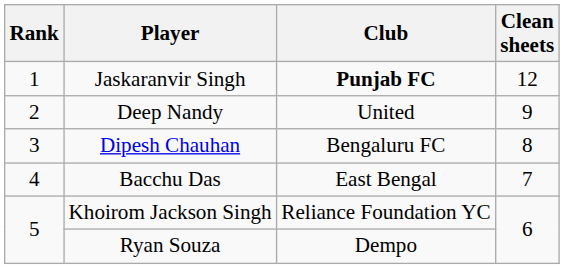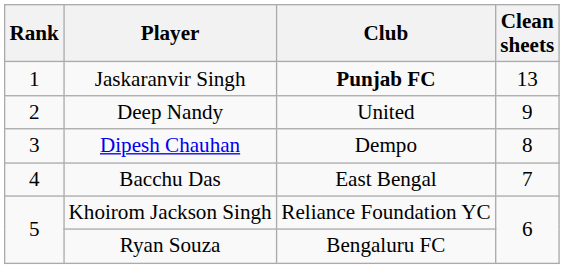(527, 78) 12 -> (527, 78) 13
(386, 145) Bengaluru FC -> (386, 145) Dempo
(386, 245) Dempo -> (386, 245) Bengaluru FC
